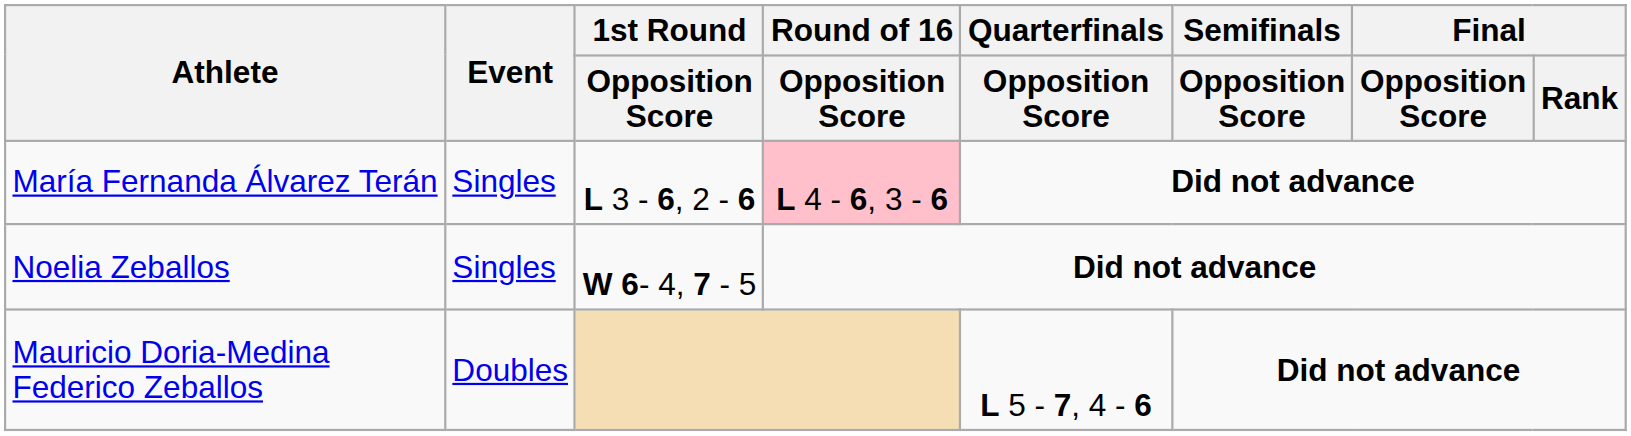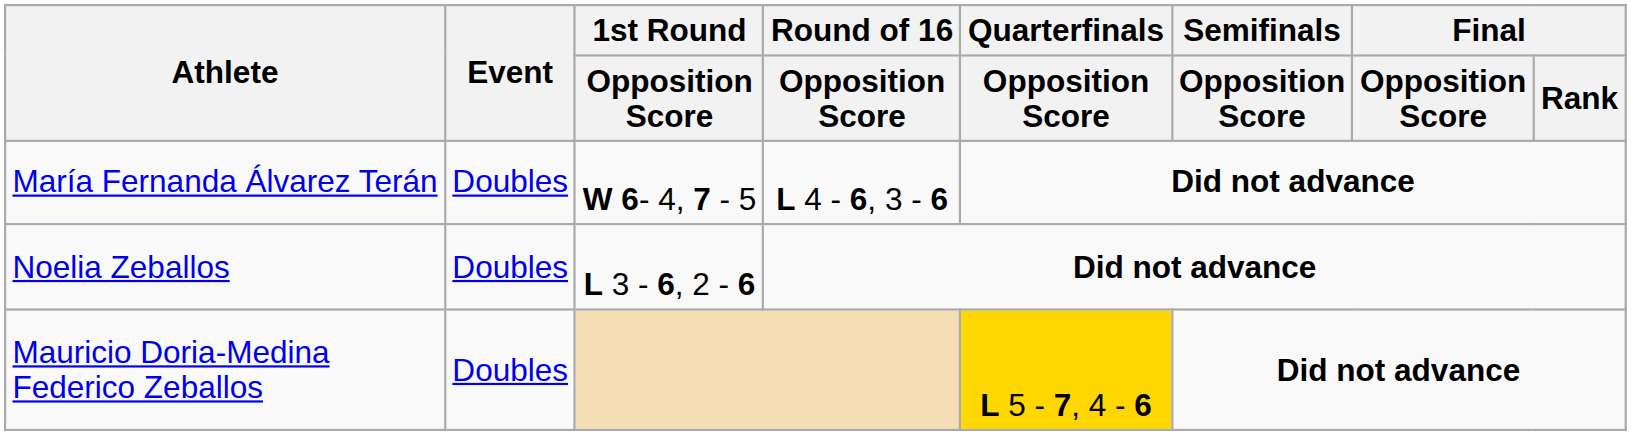(504, 183) Singles -> (510, 183) Doubles
(670, 200) L 3 - 6, 2 - 6 -> (670, 200) W 6- 4, 7 - 5
(862, 200) pink background -> (862, 200) no background
(504, 267) Singles -> (510, 267) Doubles
(670, 285) W 6- 4, 7 - 5 -> (670, 285) L 3 - 6, 2 - 6
(1066, 405) no background -> (1066, 405) gold background
